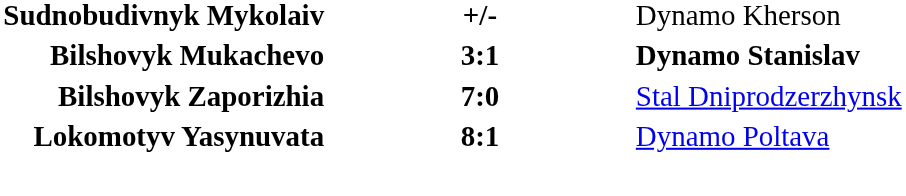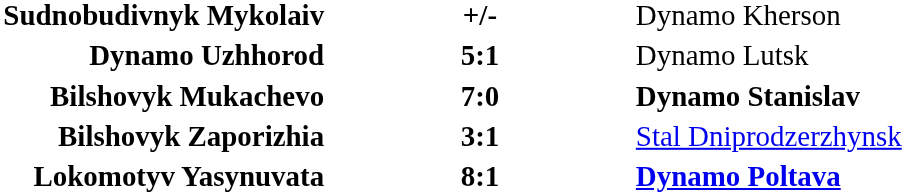+ row: (207, 55)
(480, 55) 3:1 -> (480, 96) 7:0
(480, 96) 7:0 -> (480, 136) 3:1
(733, 136) normal -> (738, 176) bold
